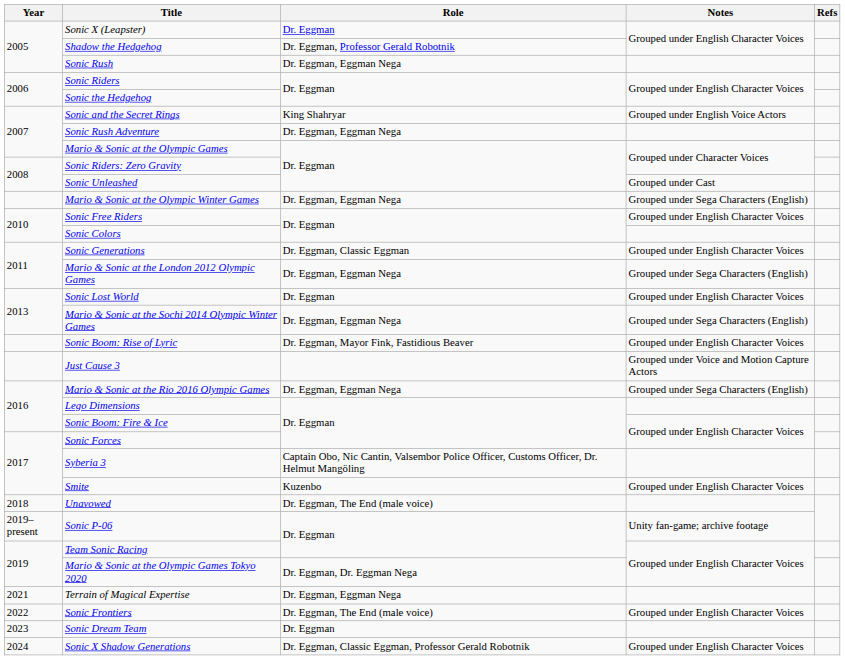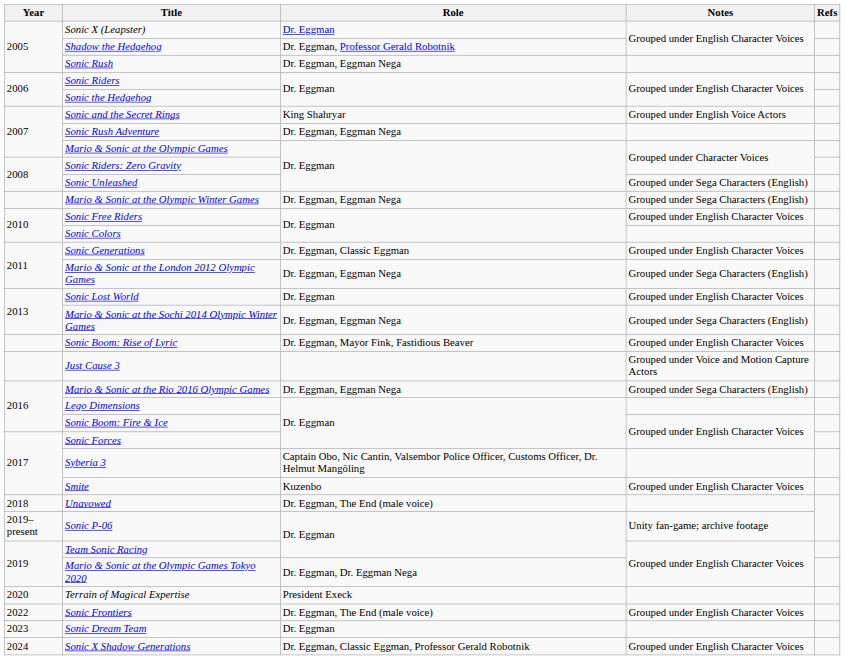(672, 183) Grouped under Cast -> (718, 183) Grouped under Sega Characters (English)
(18, 595) 2021 -> (18, 595) 2020
(342, 595) Dr. Eggman, Eggman Nega -> (317, 595) President Execk
